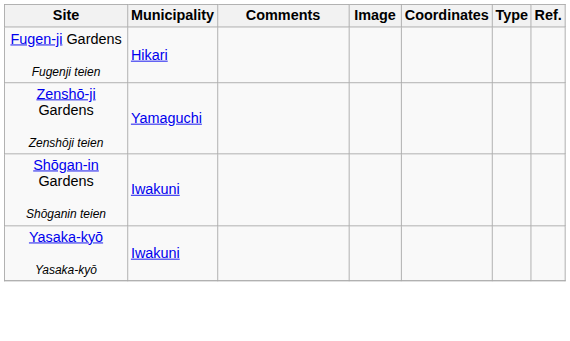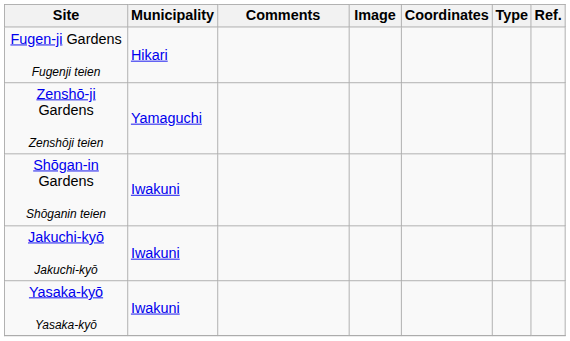+ row: (66, 253)
